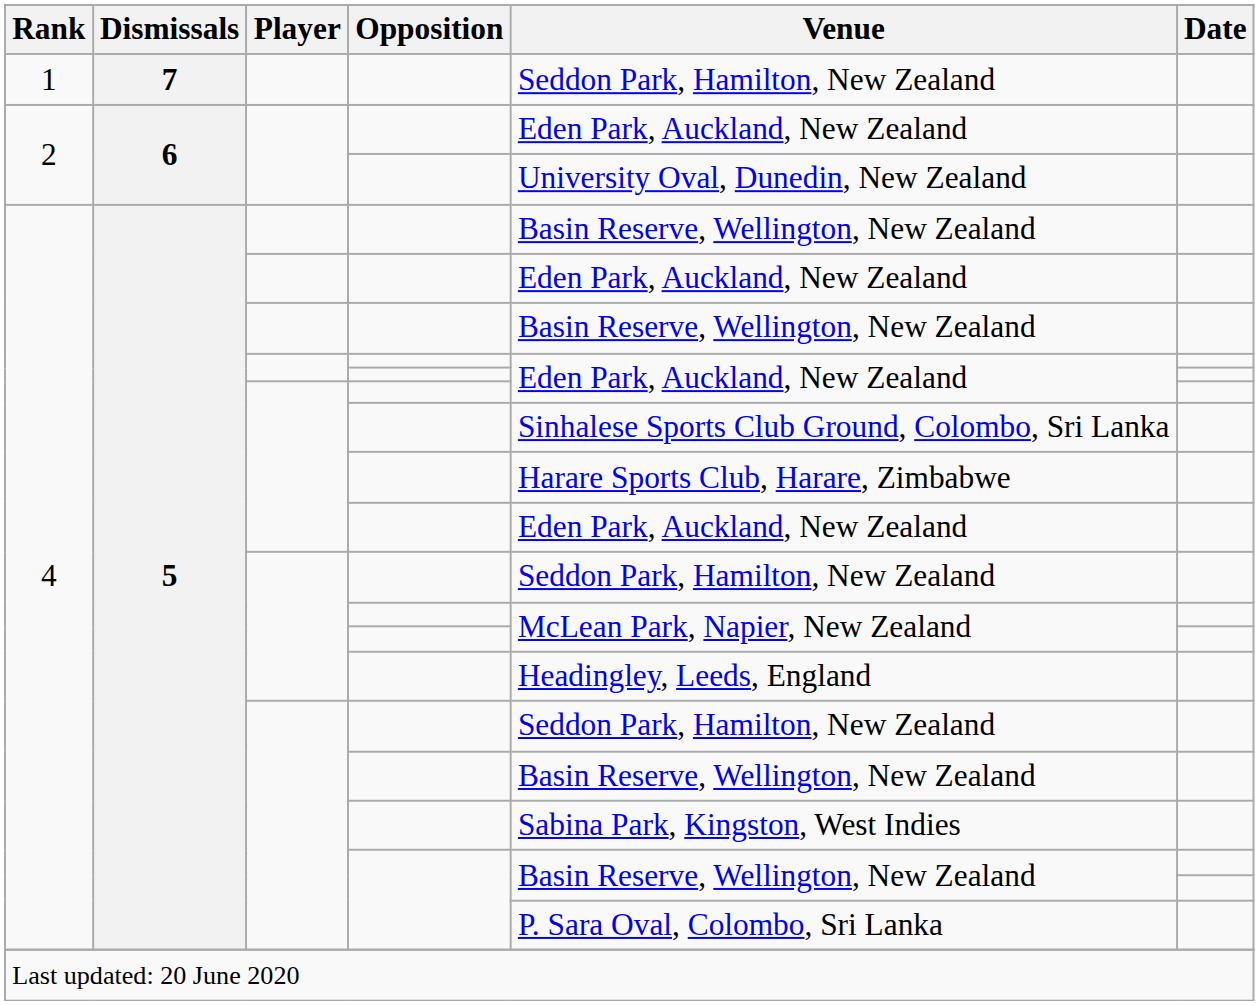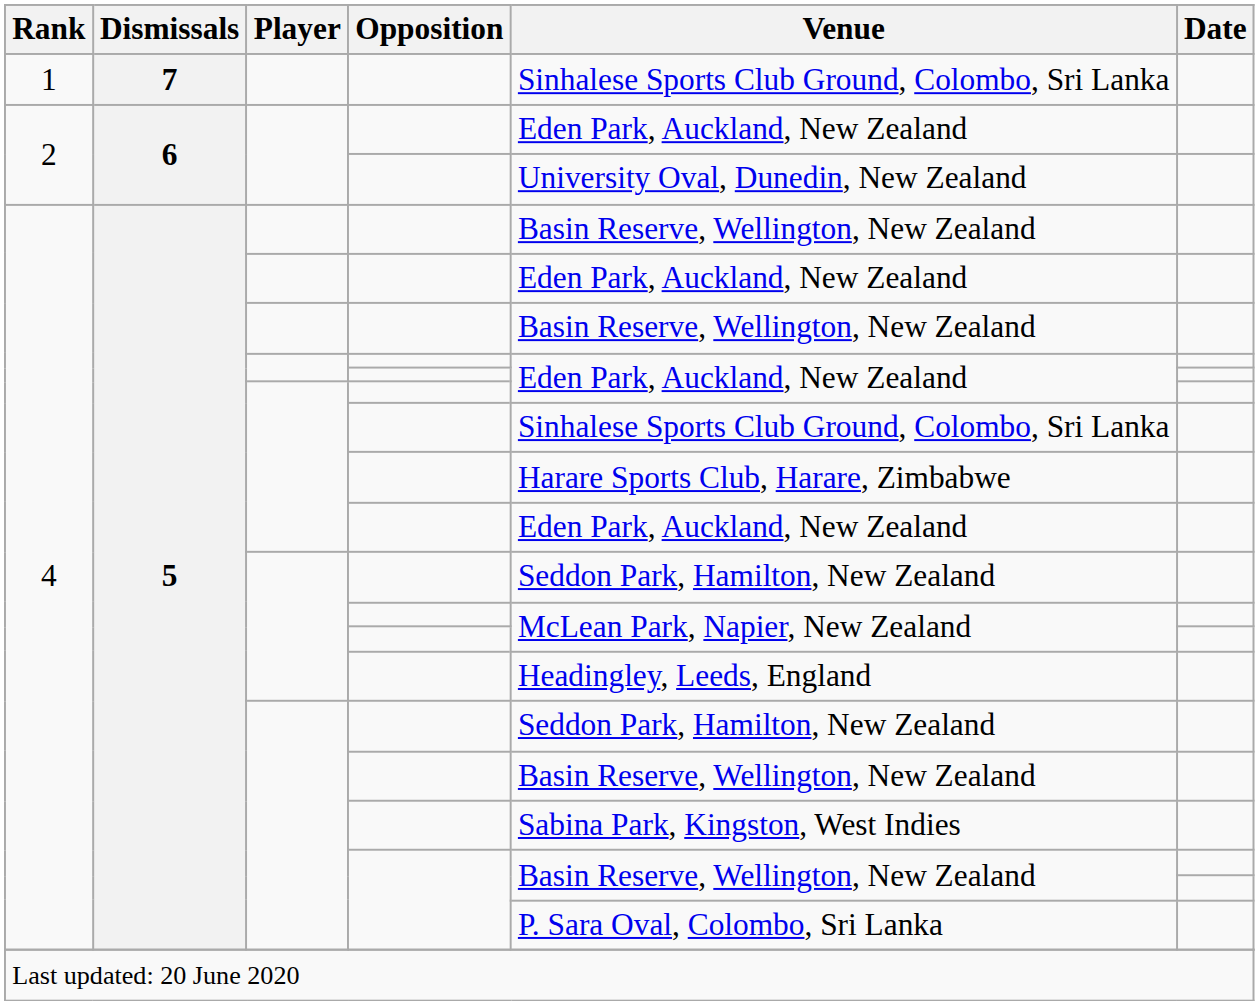(757, 79) Seddon Park, Hamilton, New Zealand -> (844, 79) Sinhalese Sports Club Ground, Colombo, Sri Lanka
